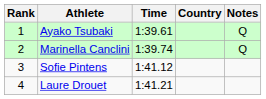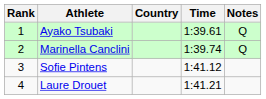columns swapped: (200, 13) <-> (154, 13)
